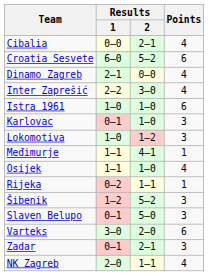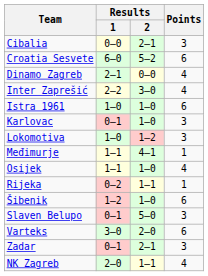(184, 44) 4 -> (184, 44) 3
(147, 200) 5–2 -> (147, 200) 1–0
(184, 200) 3 -> (184, 200) 6
